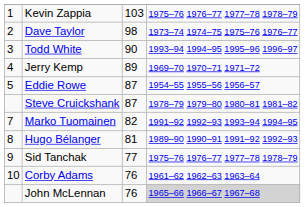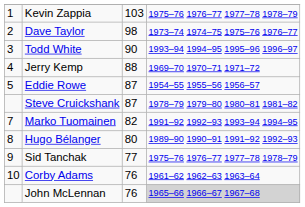(131, 67) 89 -> (131, 67) 88
(131, 139) 81 -> (131, 139) 80
